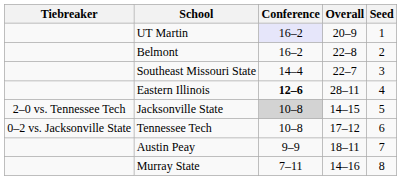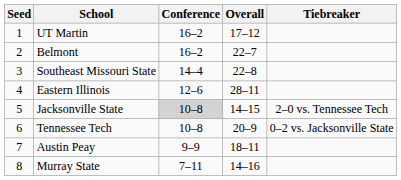columns swapped: (382, 14) <-> (69, 14)
(291, 33) lavender background -> (191, 33) no background
(345, 33) 20–9 -> (245, 33) 17–12
(345, 52) 22–8 -> (245, 52) 22–7
(345, 71) 22–7 -> (245, 71) 22–8
(291, 90) bold -> (191, 90) normal
(345, 128) 17–12 -> (245, 128) 20–9
